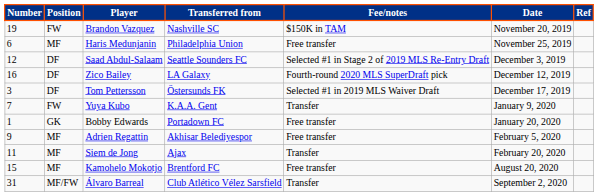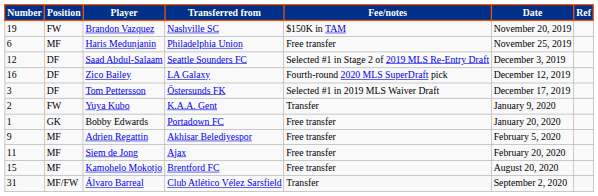(9, 106) 7 -> (9, 106) 2
(302, 152) Transfer -> (311, 152) Free transfer
